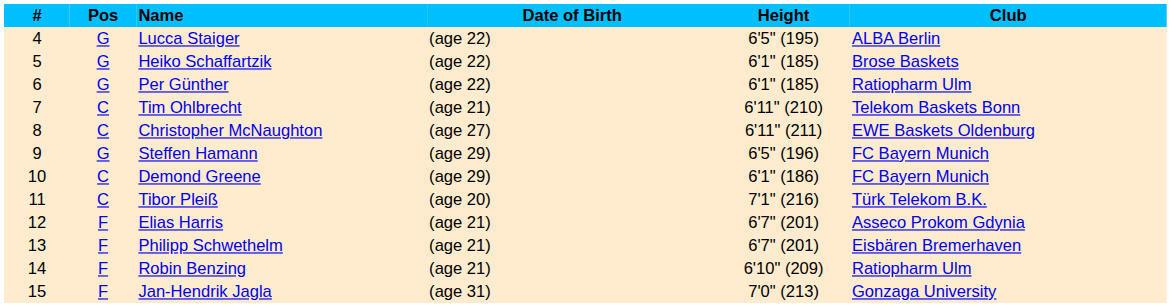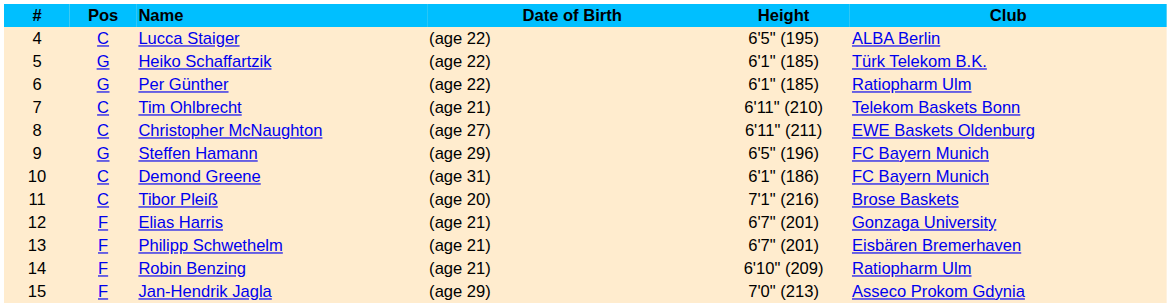(103, 38) G -> (103, 38) C
(905, 61) Brose Baskets -> (919, 61) Türk Telekom B.K.
(460, 176) (age 29) -> (460, 176) (age 31)
(919, 200) Türk Telekom B.K. -> (905, 200) Brose Baskets
(938, 222) Asseco Prokom Gdynia -> (924, 222) Gonzaga University
(460, 291) (age 31) -> (460, 291) (age 29)
(924, 292) Gonzaga University -> (938, 292) Asseco Prokom Gdynia
